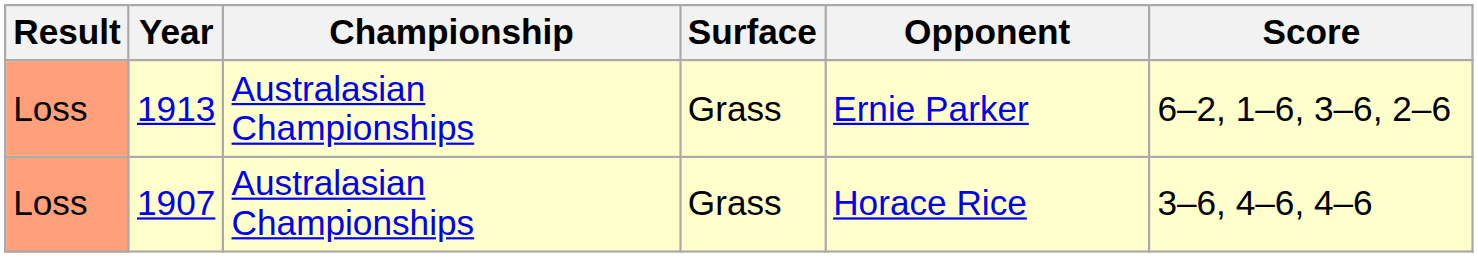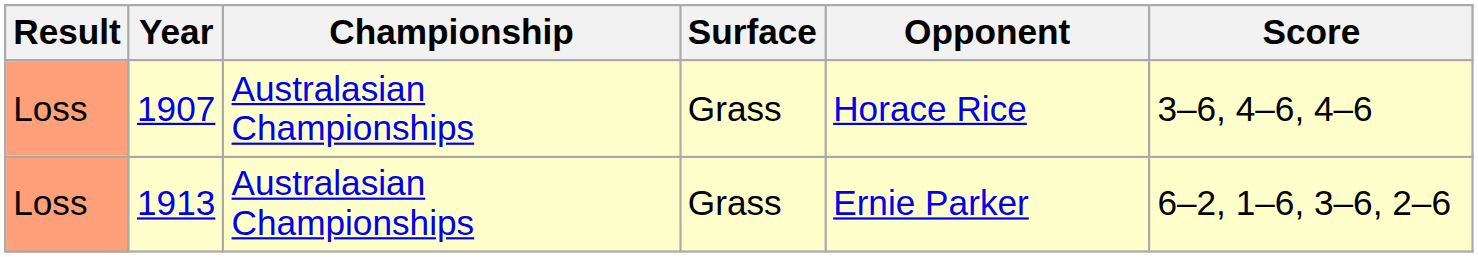rows swapped: (176, 203) <-> (176, 108)
